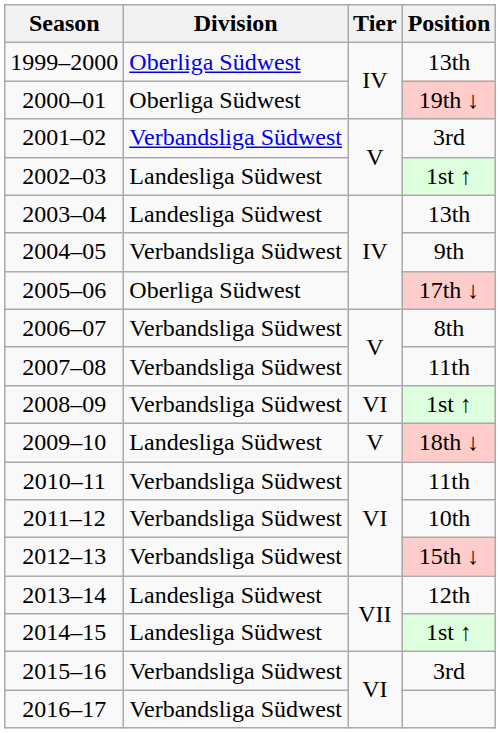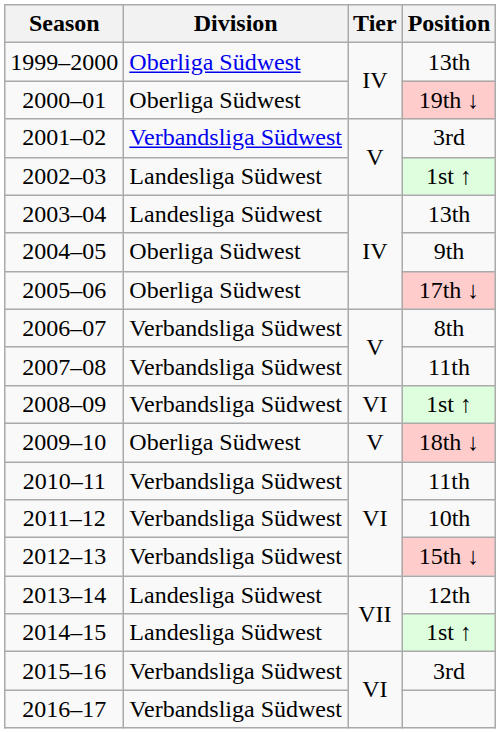(236, 251) Verbandsliga Südwest -> (215, 251) Oberliga Südwest
(226, 442) Landesliga Südwest -> (215, 442) Oberliga Südwest
